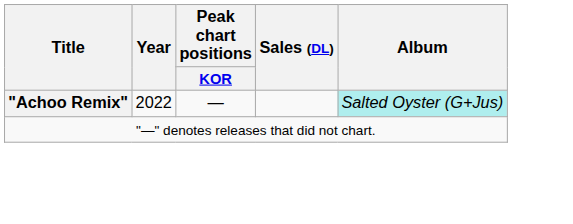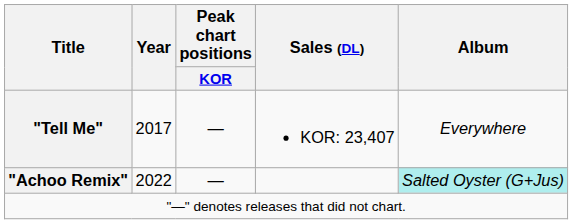+ row: (68, 128)
